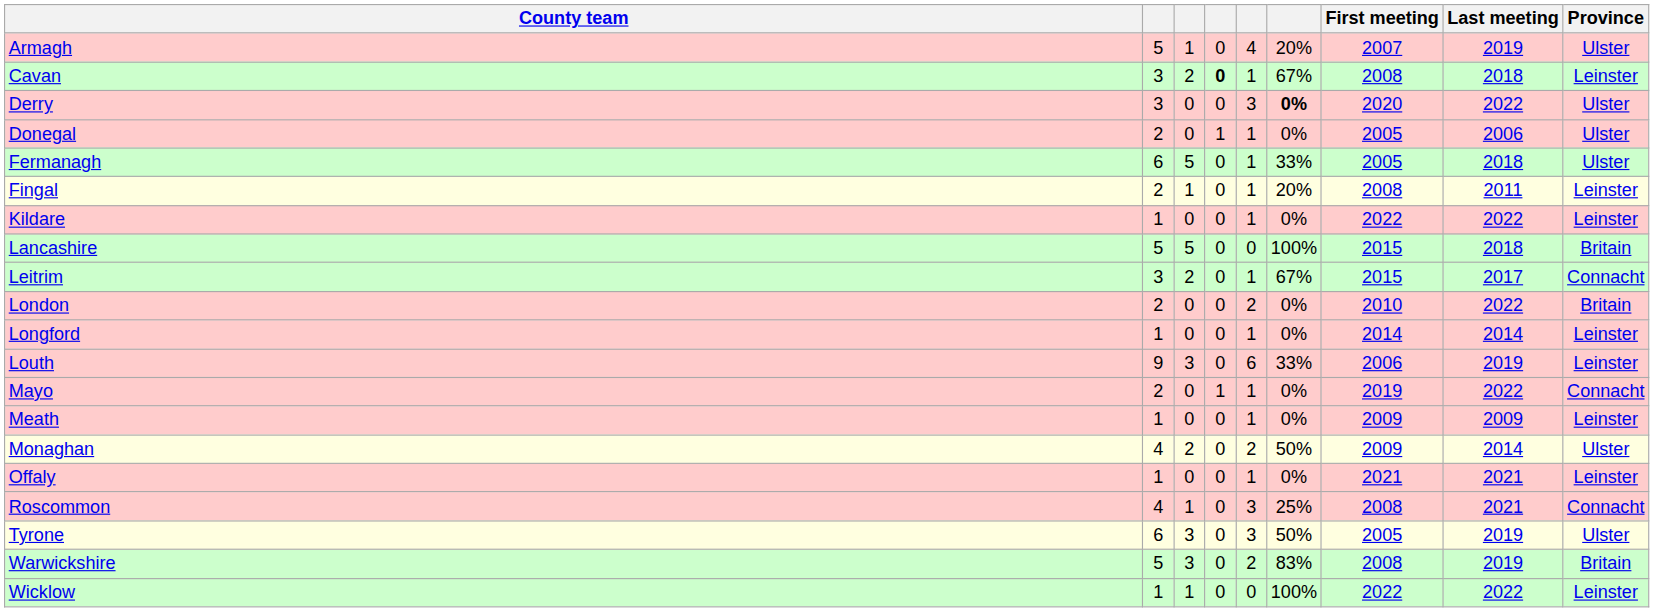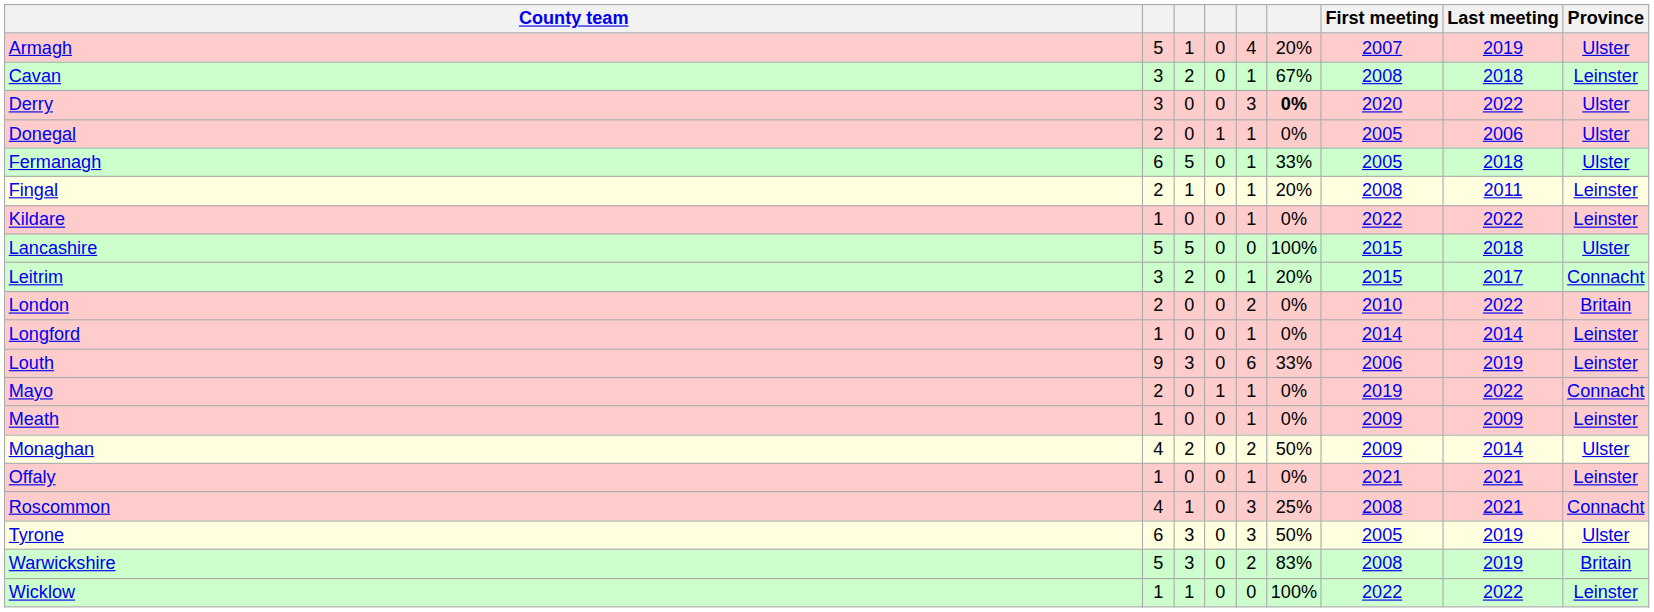(1220, 76) bold -> (1220, 76) normal
(1606, 248) Britain -> (1606, 248) Ulster
(1294, 276) 67% -> (1294, 276) 20%
